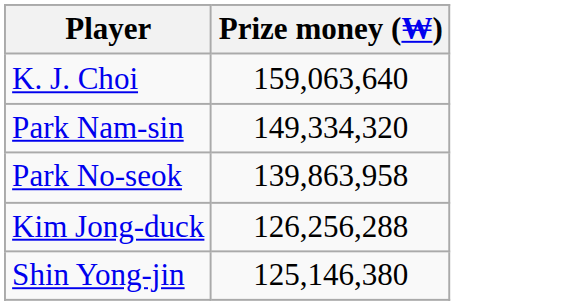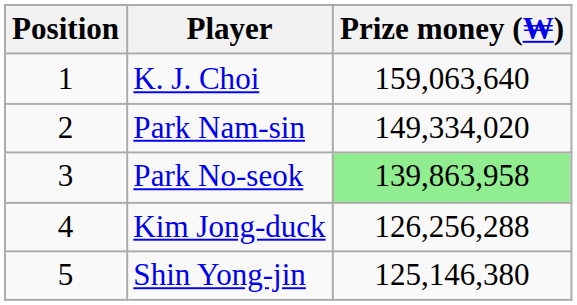+ column: (66, 29)
(331, 127) 149,334,320 -> (452, 127) 149,334,020
(331, 176) no background -> (452, 176) lightgreen background
